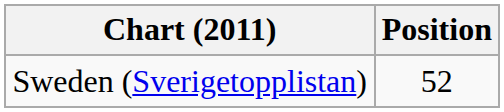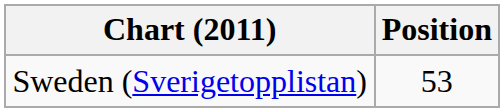(437, 80) 52 -> (437, 80) 53
